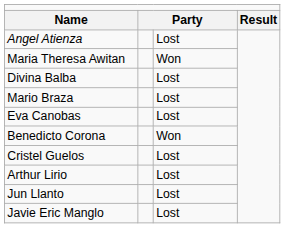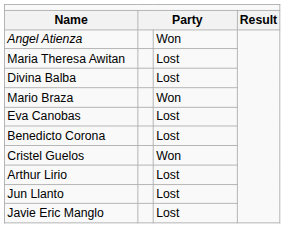(168, 40) Lost -> (169, 40) Won
(169, 59) Won -> (168, 59) Lost
(168, 98) Lost -> (169, 98) Won
(169, 136) Won -> (168, 136) Lost
(168, 156) Lost -> (169, 156) Won
